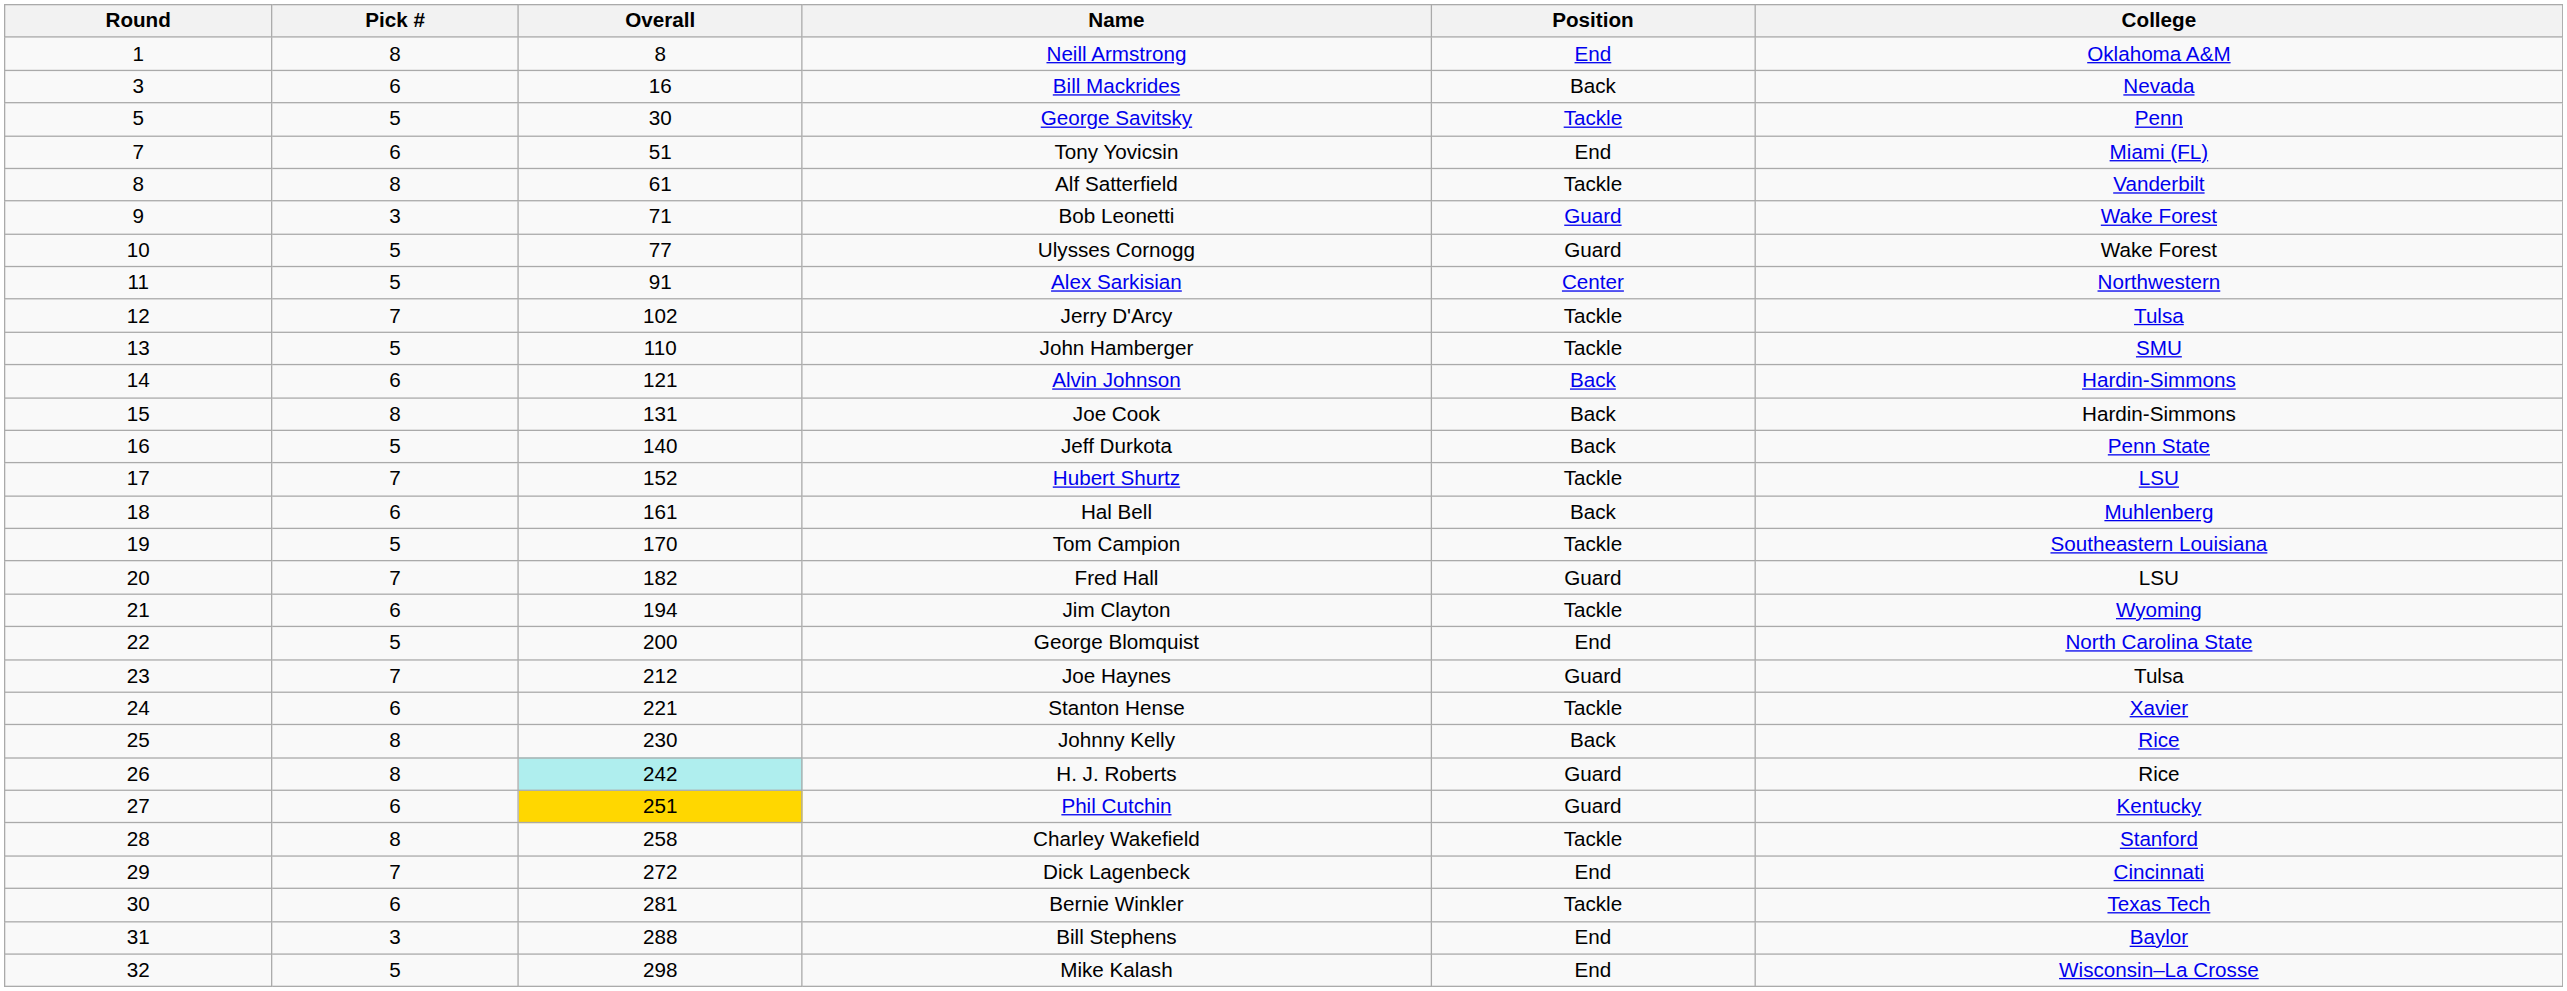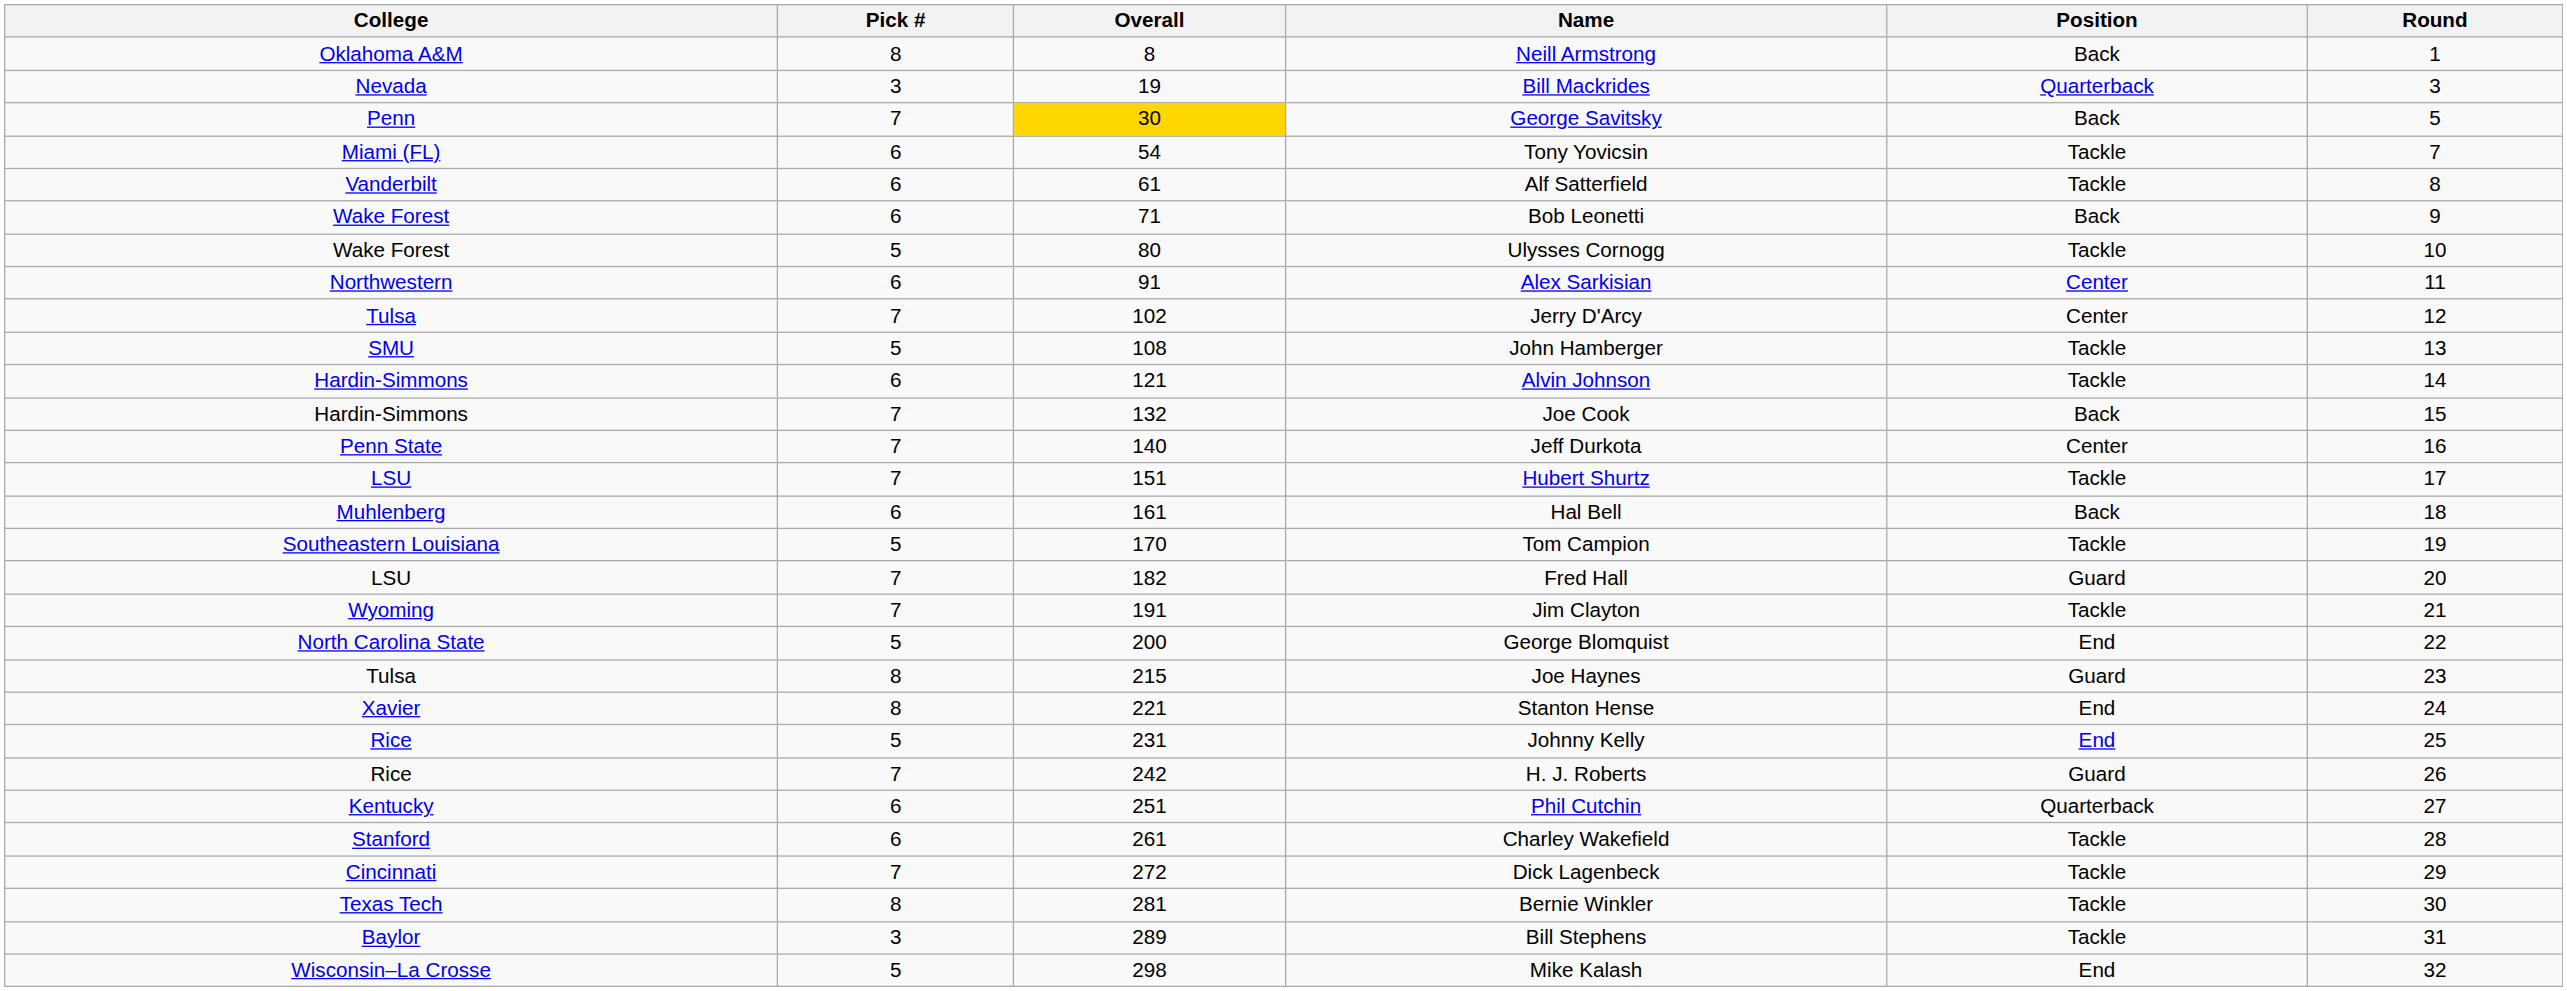columns swapped: (138, 20) <-> (2159, 20)
(1593, 53) End -> (2097, 53) Back
(395, 86) 6 -> (896, 86) 3
(660, 86) 16 -> (1150, 86) 19
(1593, 86) Back -> (2097, 86) Quarterback
(395, 119) 5 -> (896, 119) 7
(660, 119) no background -> (1150, 119) gold background
(1593, 119) Tackle -> (2097, 119) Back
(660, 151) 51 -> (1150, 151) 54
(1593, 151) End -> (2097, 151) Tackle
(395, 184) 8 -> (896, 184) 6
(395, 217) 3 -> (896, 217) 6
(1593, 217) Guard -> (2097, 217) Back
(660, 250) 77 -> (1150, 250) 80
(1593, 250) Guard -> (2097, 250) Tackle
(395, 282) 5 -> (896, 282) 6
(1593, 315) Tackle -> (2097, 315) Center
(660, 348) 110 -> (1150, 348) 108
(1593, 380) Back -> (2097, 380) Tackle
(395, 413) 8 -> (896, 413) 7
(660, 413) 131 -> (1150, 413) 132
(395, 446) 5 -> (896, 446) 7
(1593, 446) Back -> (2097, 446) Center
(660, 479) 152 -> (1150, 479) 151
(395, 610) 6 -> (896, 610) 7
(660, 610) 194 -> (1150, 610) 191
(395, 675) 7 -> (896, 675) 8
(660, 675) 212 -> (1150, 675) 215
(395, 708) 6 -> (896, 708) 8
(1593, 708) Tackle -> (2097, 708) End
(395, 741) 8 -> (896, 741) 5
(660, 741) 230 -> (1150, 741) 231
(1593, 741) Back -> (2097, 741) End
(395, 773) 8 -> (896, 773) 7
(660, 773) paleturquoise background -> (1150, 773) no background
(660, 806) gold background -> (1150, 806) no background
(1593, 806) Guard -> (2097, 806) Quarterback
(395, 839) 8 -> (896, 839) 6
(660, 839) 258 -> (1150, 839) 261
(1593, 871) End -> (2097, 871) Tackle
(395, 904) 6 -> (896, 904) 8
(660, 937) 288 -> (1150, 937) 289
(1593, 937) End -> (2097, 937) Tackle
